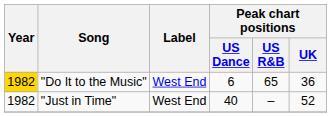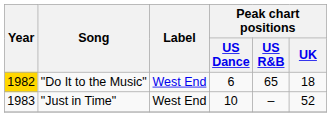(308, 82) 36 -> (308, 82) 18
(21, 101) 1982 -> (21, 101) 1983
(231, 101) 40 -> (231, 101) 10
